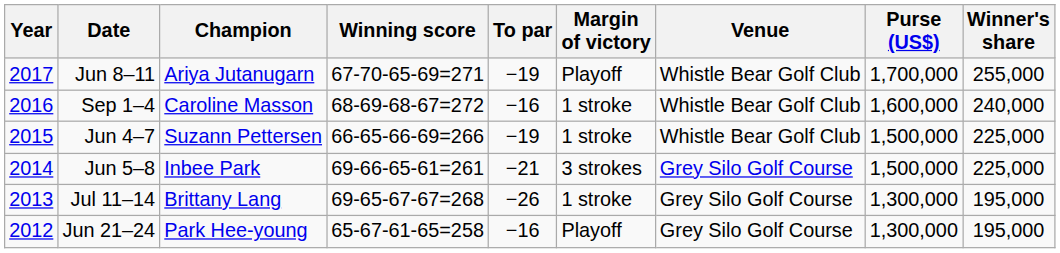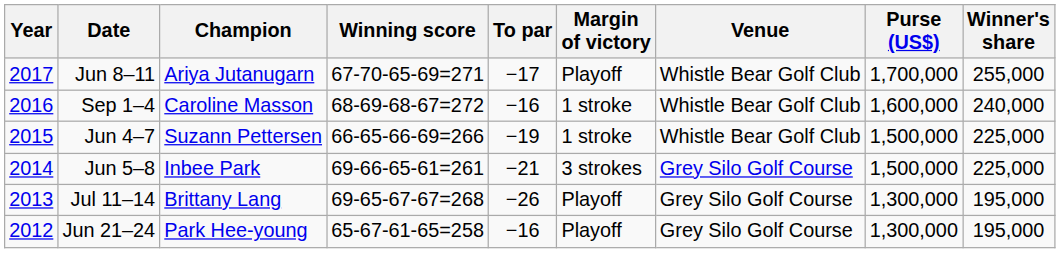(523, 74) −19 -> (523, 74) −17
(597, 199) 1 stroke -> (592, 199) Playoff
